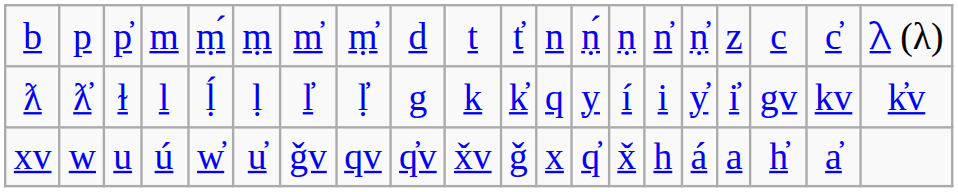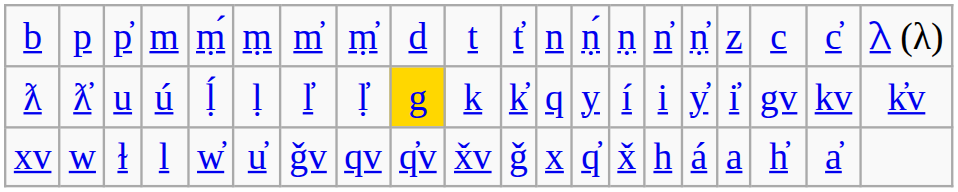(123, 96) ɫ -> (123, 96) u
(164, 96) l -> (164, 96) ú
(418, 96) no background -> (418, 96) gold background
(123, 155) u -> (123, 155) ɫ
(164, 155) ú -> (164, 155) l
